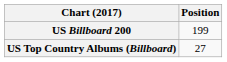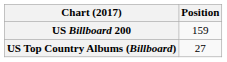(200, 30) 199 -> (200, 30) 159
